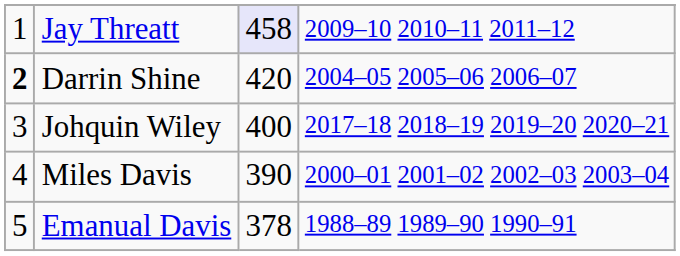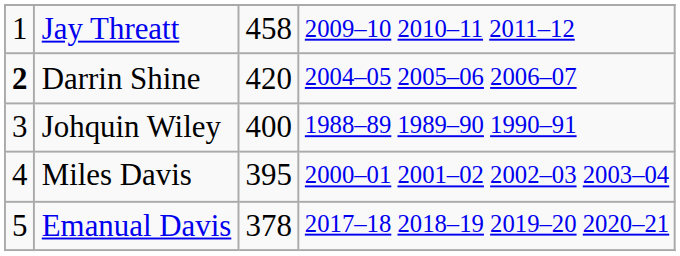(269, 28) lavender background -> (269, 28) no background
(487, 126) 2017–18 2018–19 2019–20 2020–21 -> (441, 126) 1988–89 1989–90 1990–91
(269, 175) 390 -> (269, 175) 395
(441, 224) 1988–89 1989–90 1990–91 -> (487, 224) 2017–18 2018–19 2019–20 2020–21
